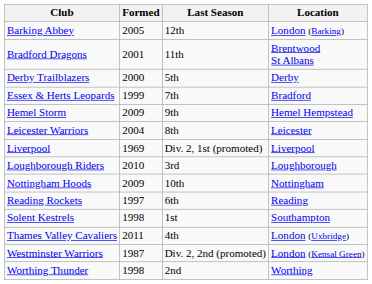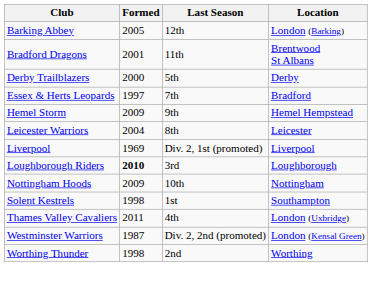(133, 95) 1999 -> (133, 95) 1997
(133, 165) normal -> (133, 165) bold
- row: (44, 200)
